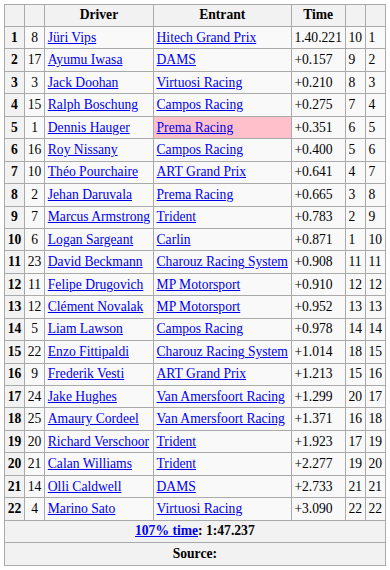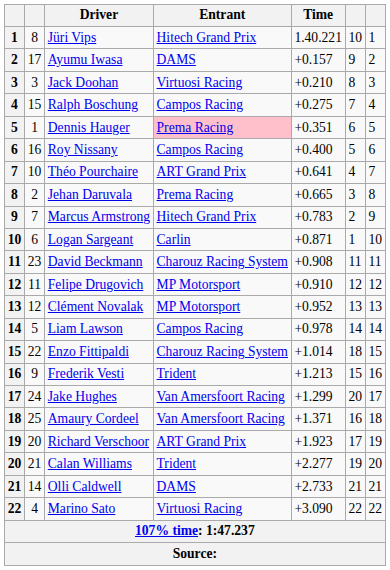(176, 217) Trident -> (206, 217) Hitech Grand Prix
(201, 374) ART Grand Prix -> (176, 374) Trident
(176, 441) Trident -> (201, 441) ART Grand Prix
